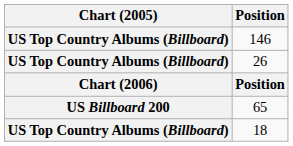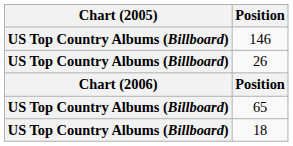(118, 107) US Billboard 200 -> (118, 107) US Top Country Albums (Billboard)
